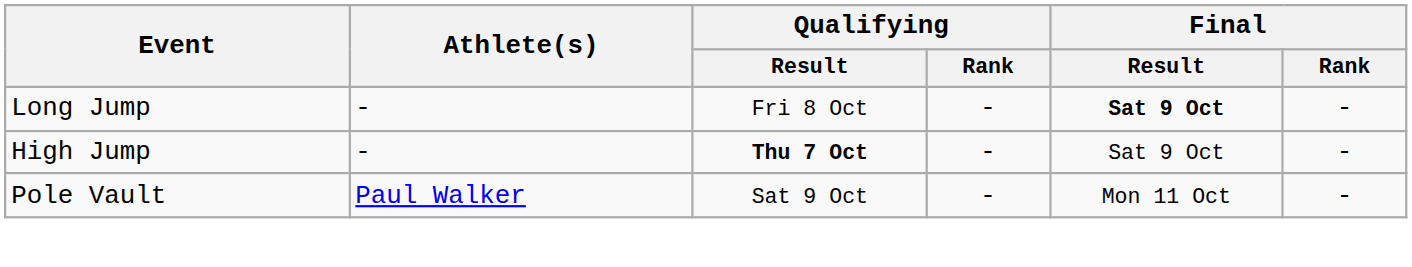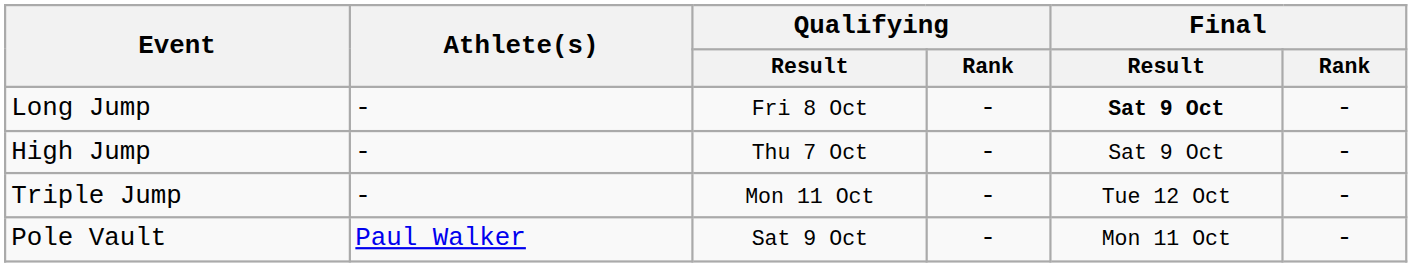(810, 152) bold -> (810, 153) normal
+ row: (97, 195)
